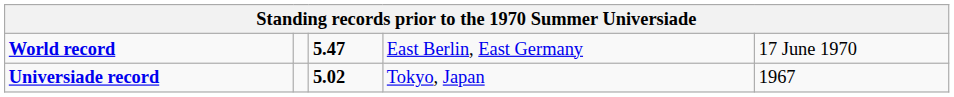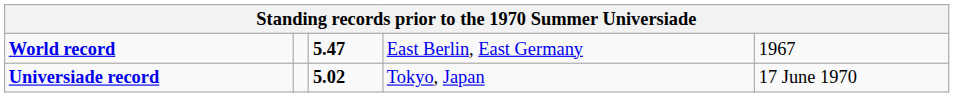(808, 48) 17 June 1970 -> (777, 48) 1967
(777, 77) 1967 -> (808, 77) 17 June 1970
